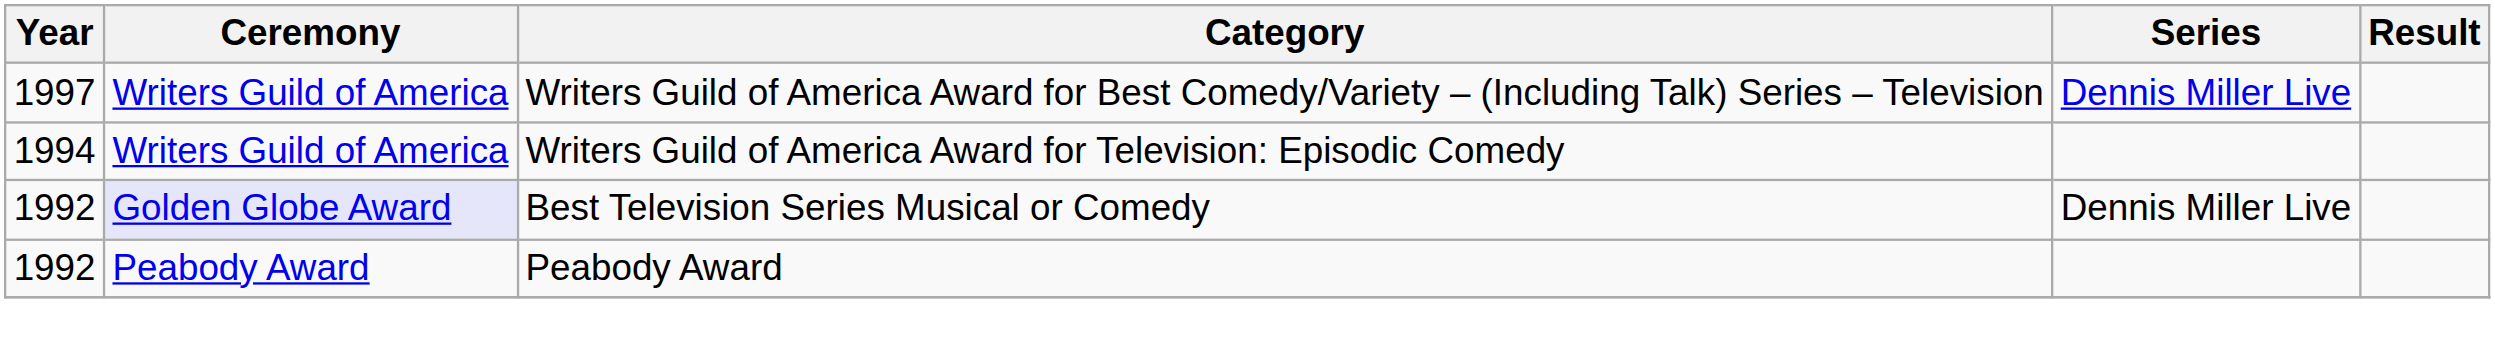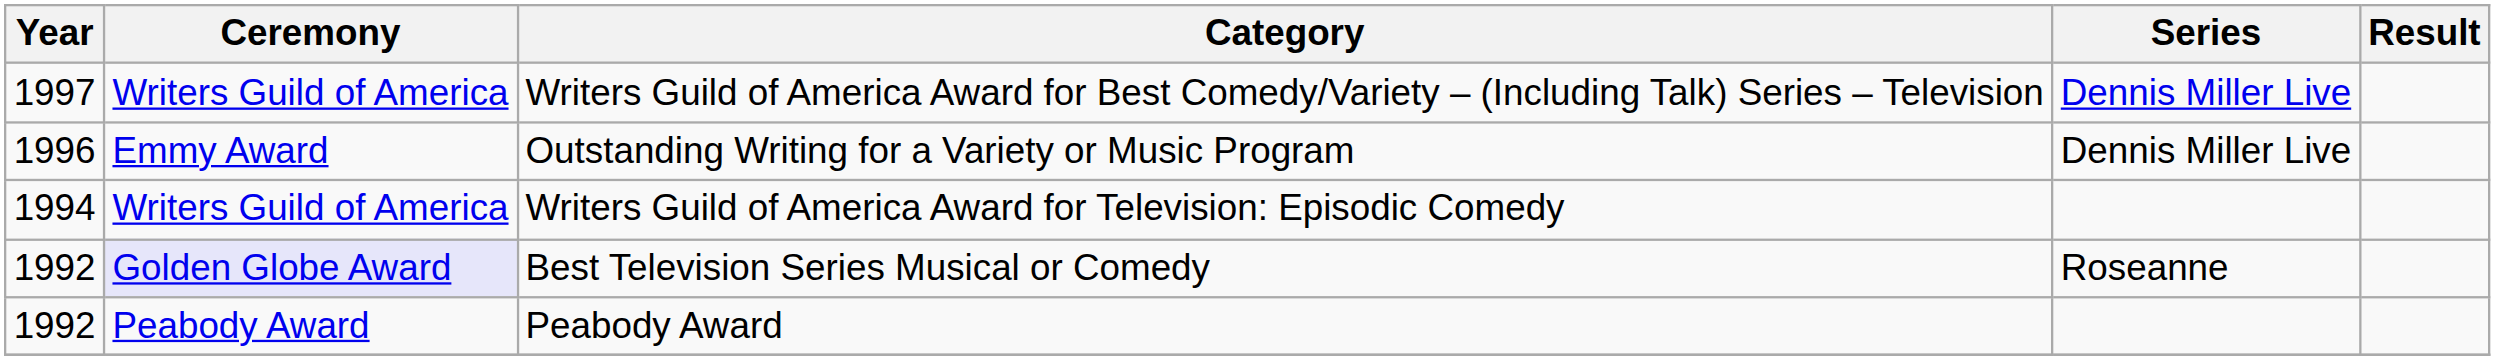+ row: (940, 150)
(2206, 208) Dennis Miller Live -> (2145, 267) Roseanne
